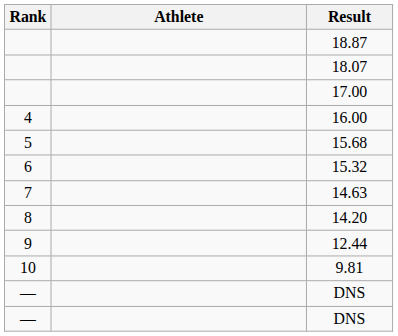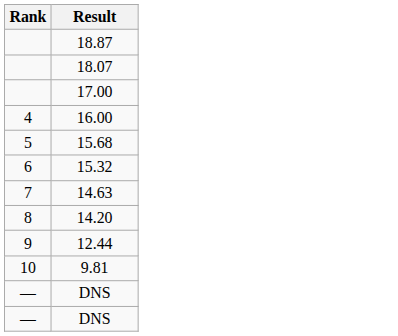- column: (179, 17)
